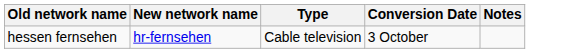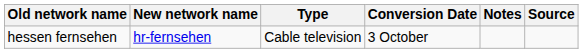+ column: (551, 15)
